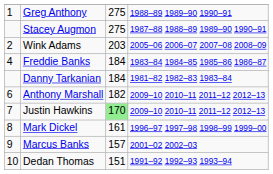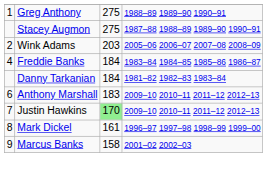(117, 95) 182 -> (111, 95) 183
(117, 144) 157 -> (111, 144) 158
- row: (59, 161)
